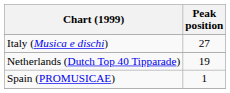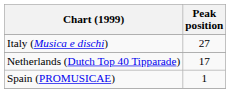(204, 61) 19 -> (204, 61) 17
